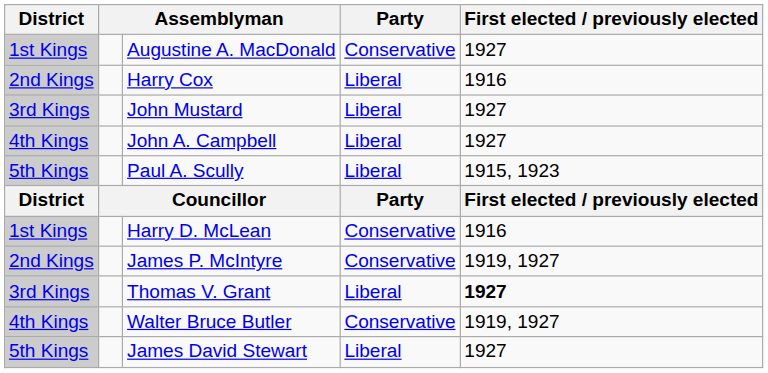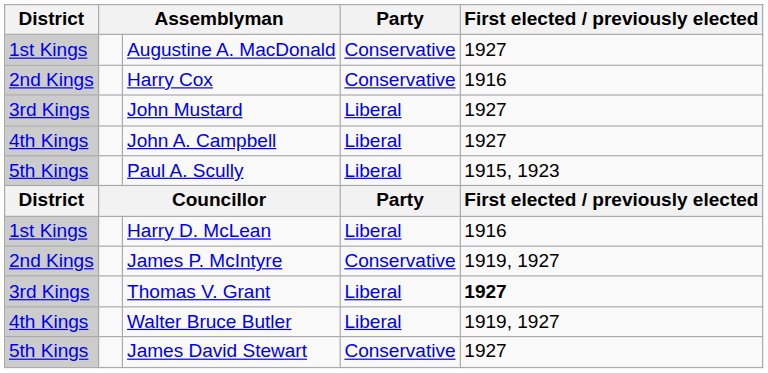(373, 79) Liberal -> (400, 79) Conservative
(400, 230) Conservative -> (373, 230) Liberal
(400, 321) Conservative -> (373, 321) Liberal
(373, 351) Liberal -> (400, 351) Conservative
